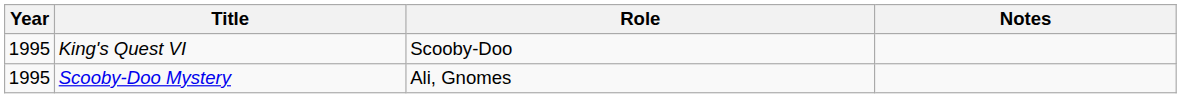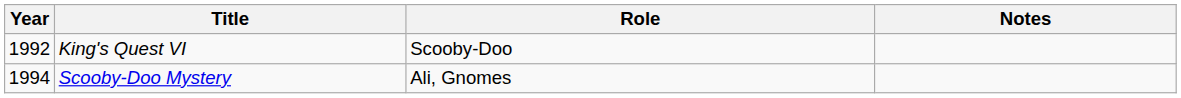(30, 48) 1995 -> (30, 48) 1992
(30, 78) 1995 -> (30, 78) 1994
